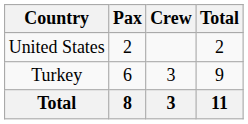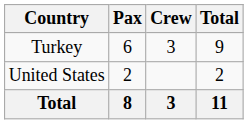rows swapped: (57, 75) <-> (57, 47)
